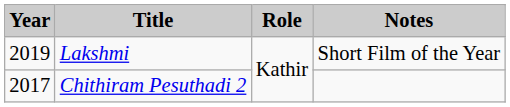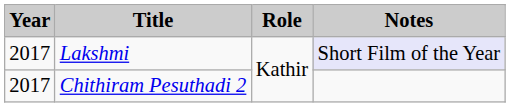(30, 53) 2019 -> (30, 53) 2017
(409, 53) no background -> (409, 53) lavender background
